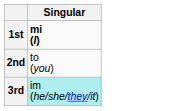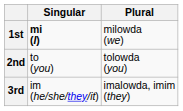+ column: (139, 12)
(64, 91) paleturquoise background -> (64, 91) no background
